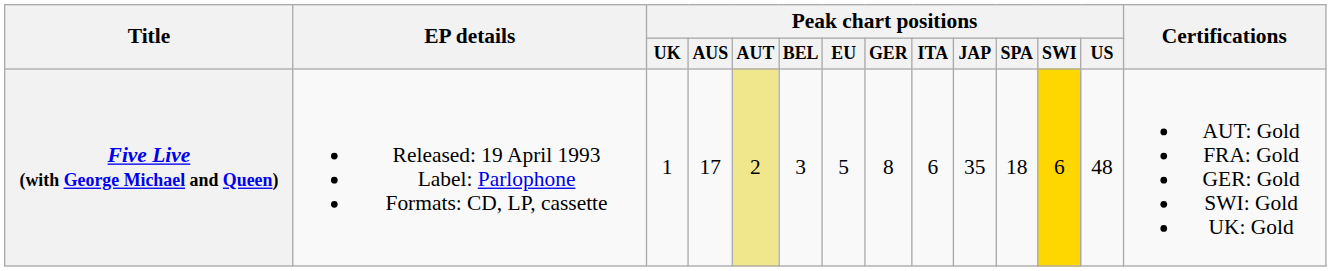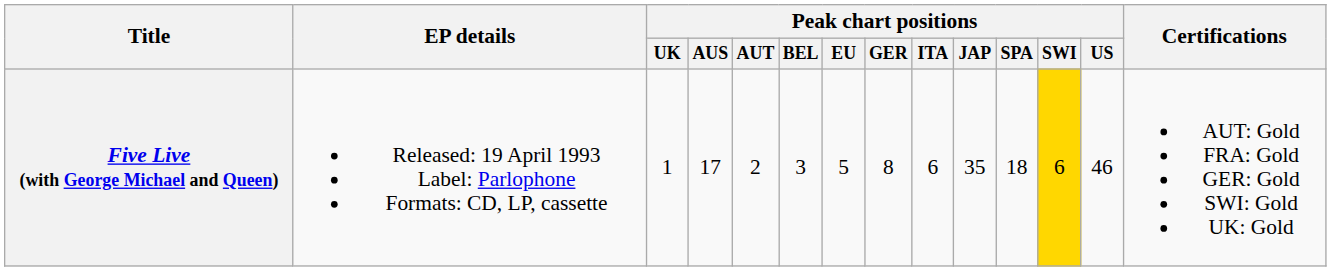(755, 167) khaki background -> (755, 167) no background
(1102, 167) 48 -> (1102, 167) 46
